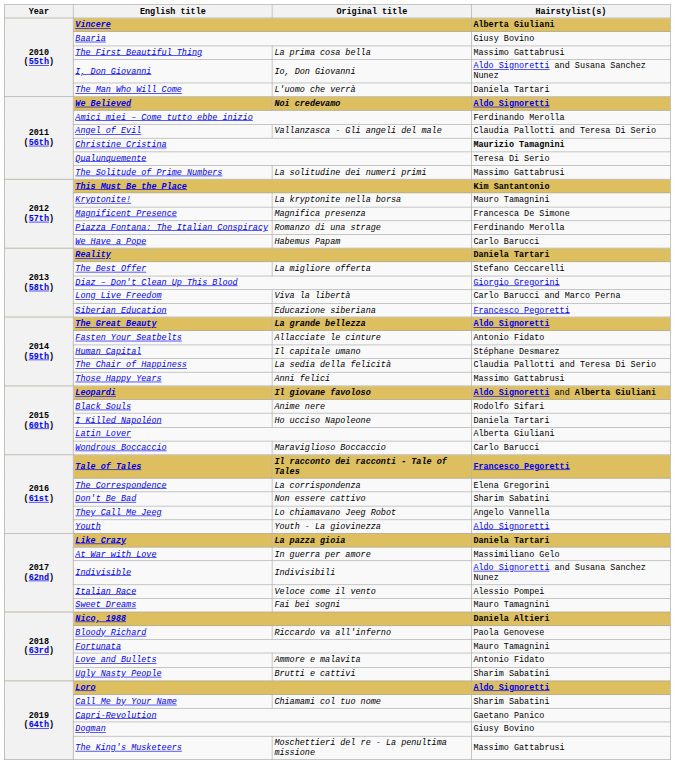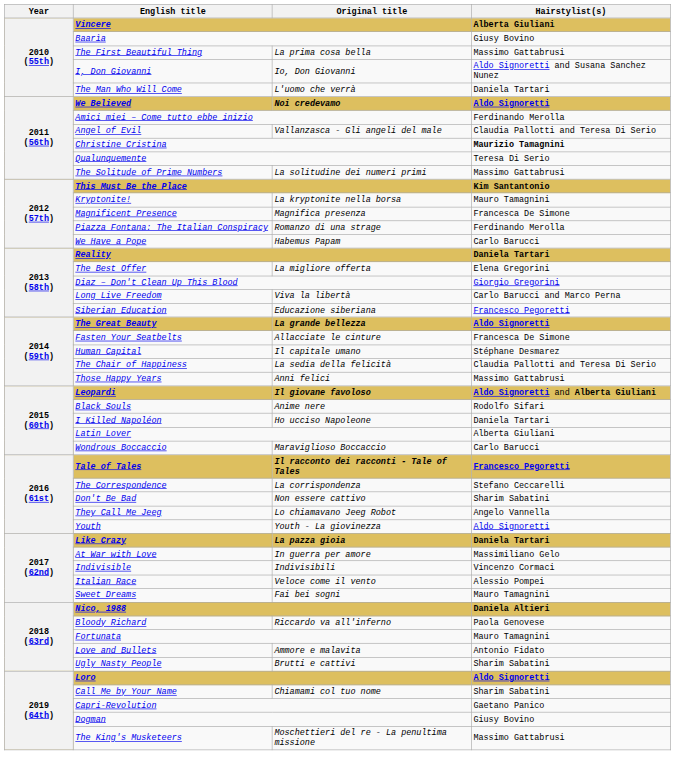(519, 269) Stefano Ceccarelli -> (511, 269) Elena Gregorini
(509, 338) Antonio Fidato -> (522, 338) Francesca De Simone
(511, 485) Elena Gregorini -> (519, 485) Stefano Ceccarelli
(560, 573) Aldo Signoretti and Susana Sanchez Nunez -> (514, 568) Vincenzo Cormaci
